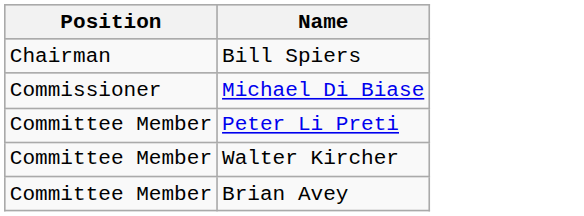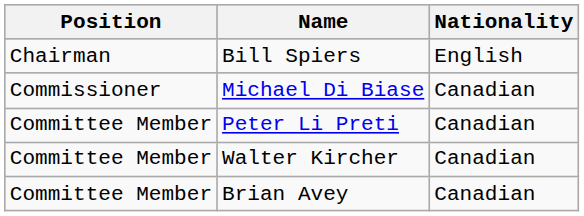+ column: (504, 22)
